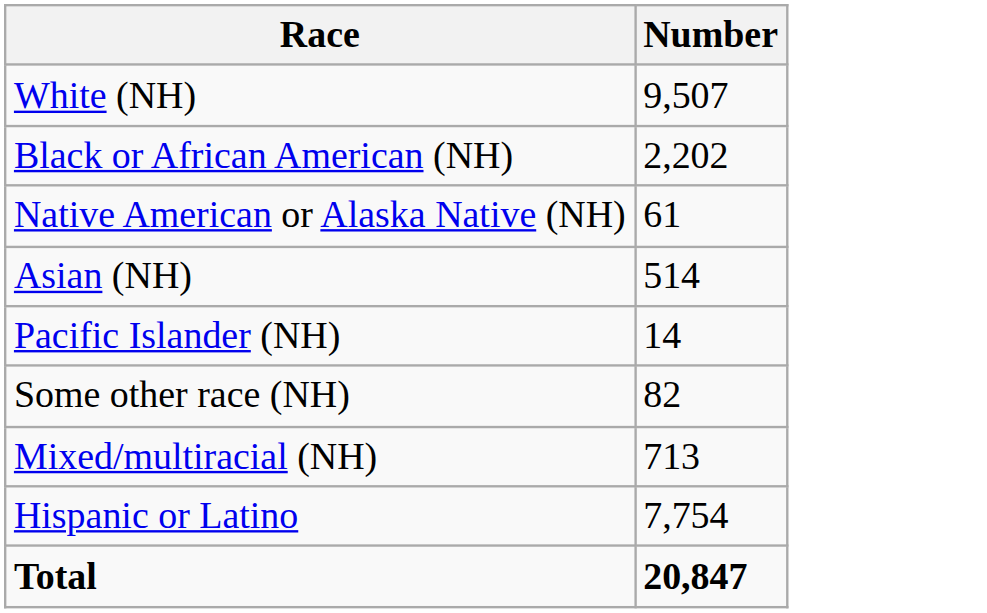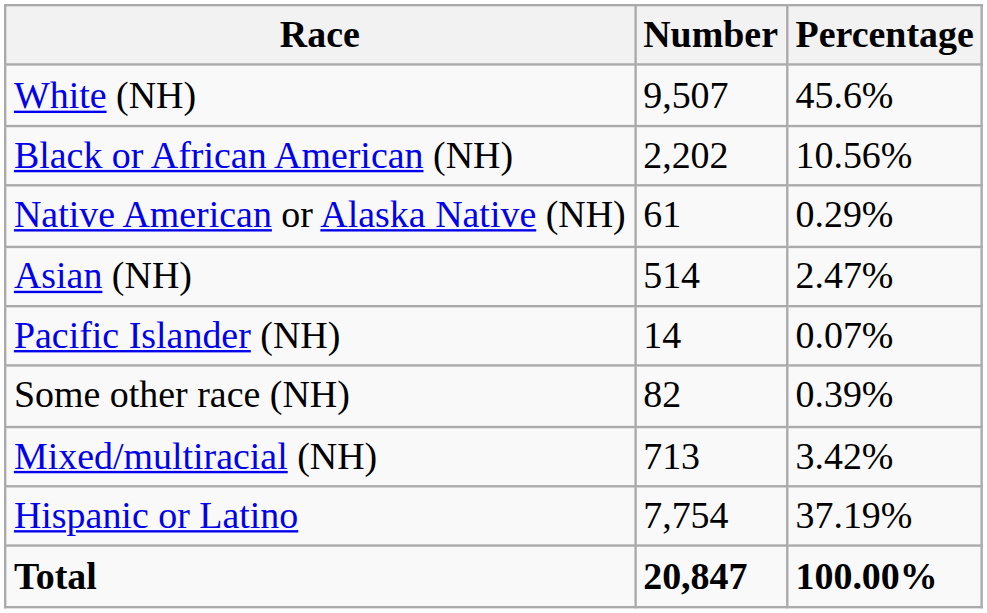+ column: (885, 34)
